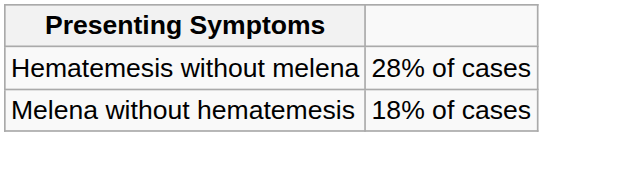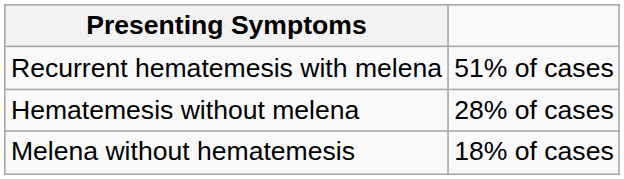+ row: (226, 67)
